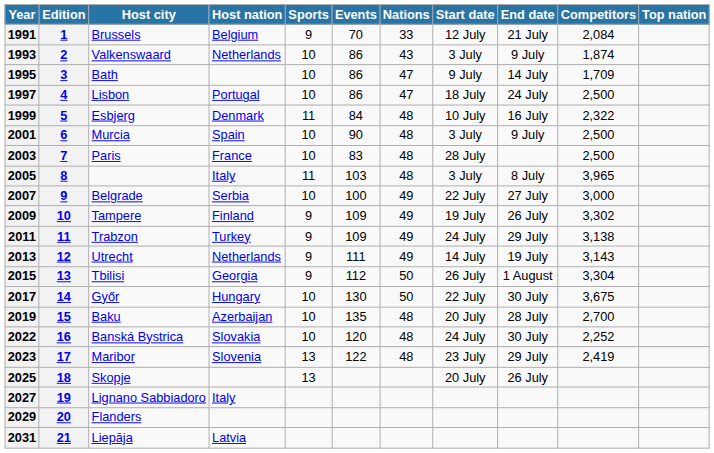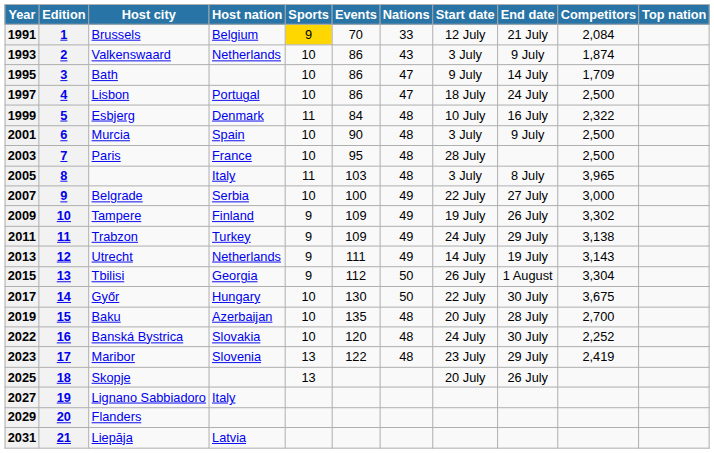(309, 34) no background -> (309, 34) gold background
(356, 155) 83 -> (356, 155) 95
